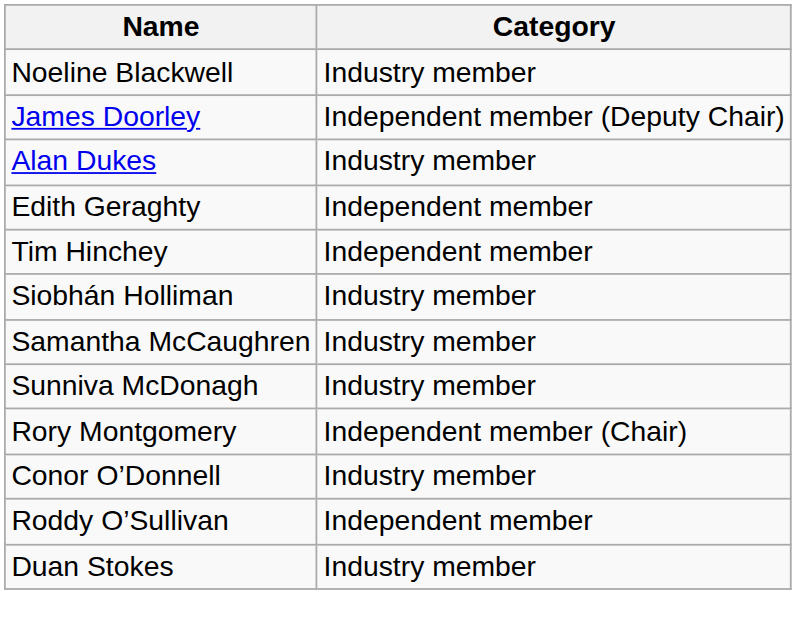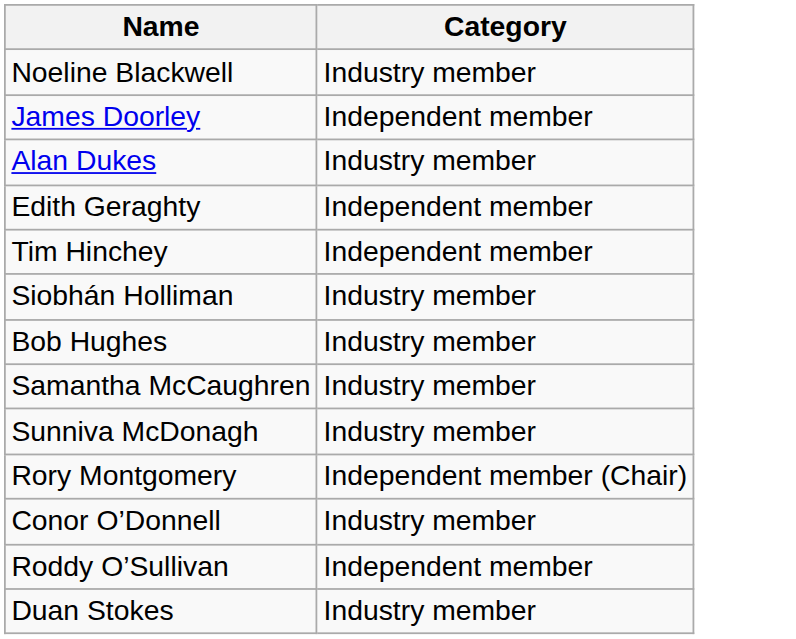(554, 116) Independent member (Deputy Chair) -> (458, 116) Independent member
+ row: (89, 341)
